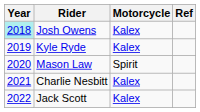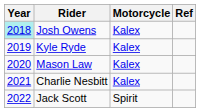(125, 64) Spirit -> (126, 64) Kalex
(126, 98) Kalex -> (125, 98) Spirit
